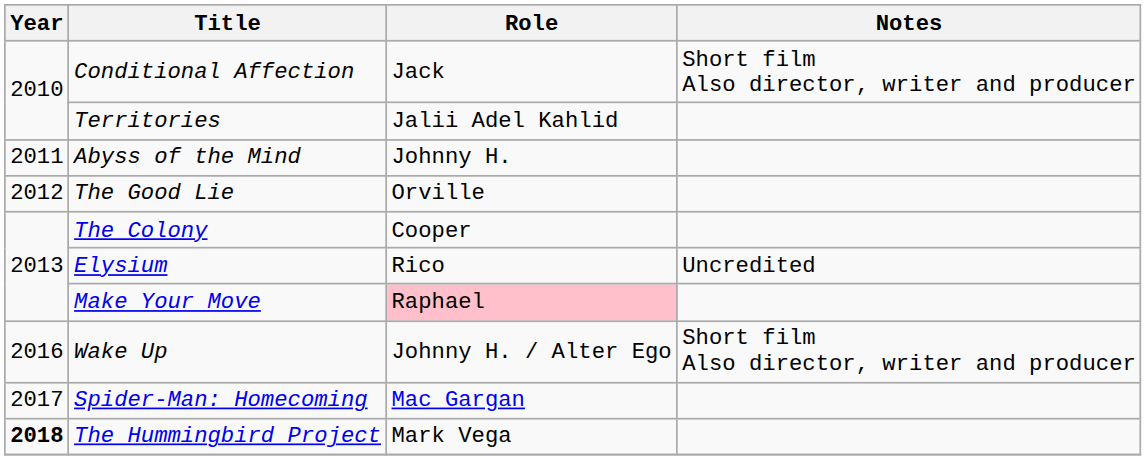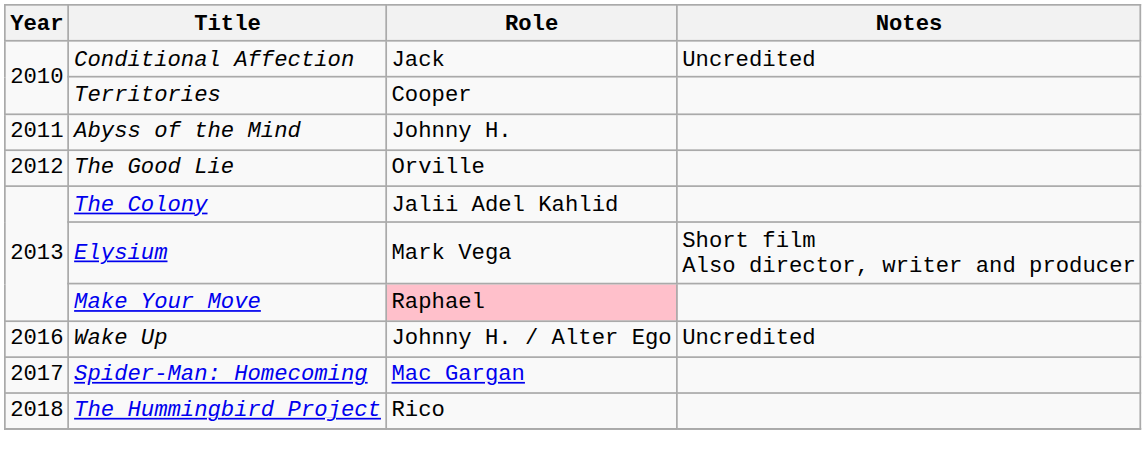(909, 72) Short film Also director, writer and producer -> (749, 59) Uncredited
(505, 121) Jalii Adel Kahlid -> (432, 95) Cooper
(432, 230) Cooper -> (505, 204) Jalii Adel Kahlid
(418, 266) Rico -> (452, 253) Mark Vega
(749, 266) Uncredited -> (909, 253) Short film Also director, writer and producer
(909, 351) Short film Also director, writer and producer -> (749, 338) Uncredited
(37, 437) bold -> (37, 411) normal
(452, 437) Mark Vega -> (418, 411) Rico
